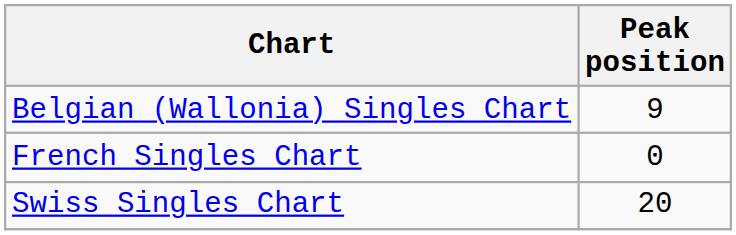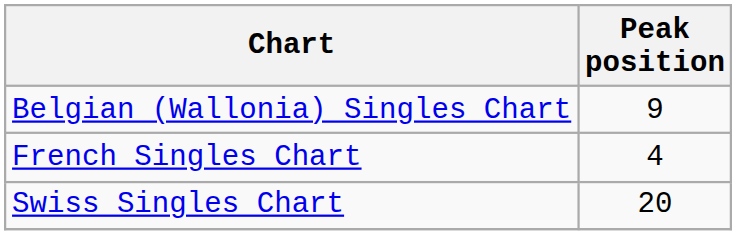(655, 157) 0 -> (655, 157) 4
